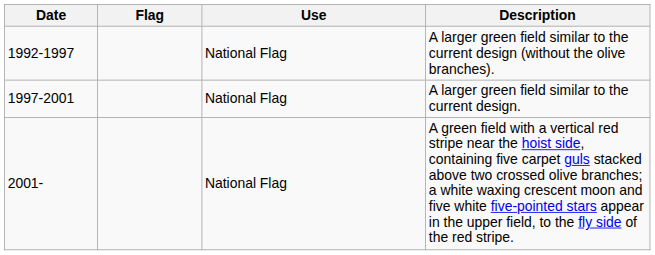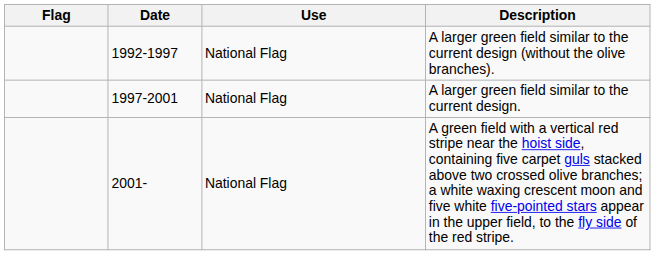columns swapped: (150, 15) <-> (51, 15)
